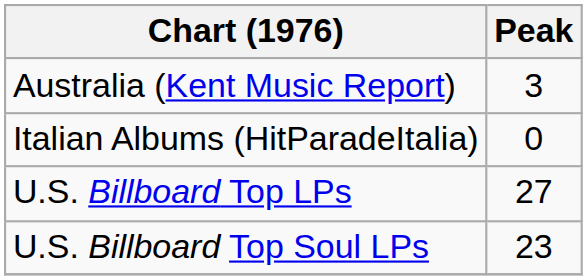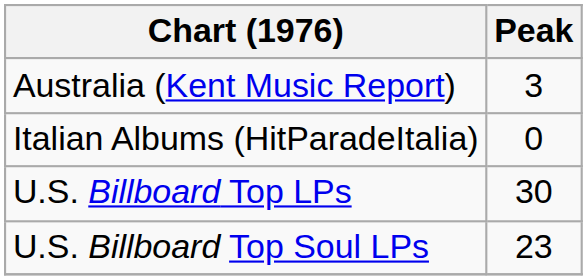(534, 192) 27 -> (534, 192) 30
